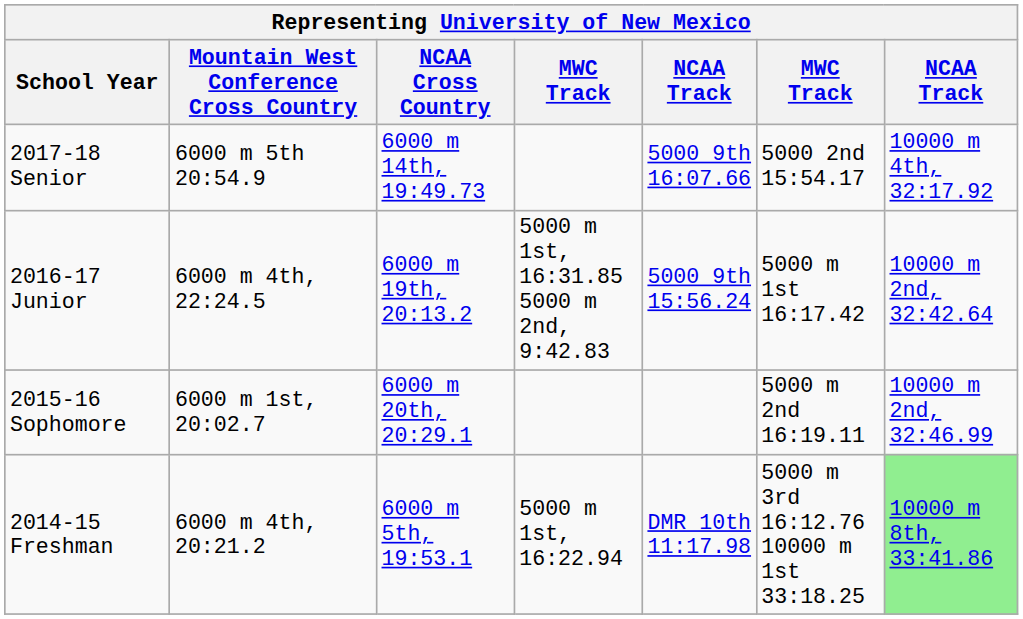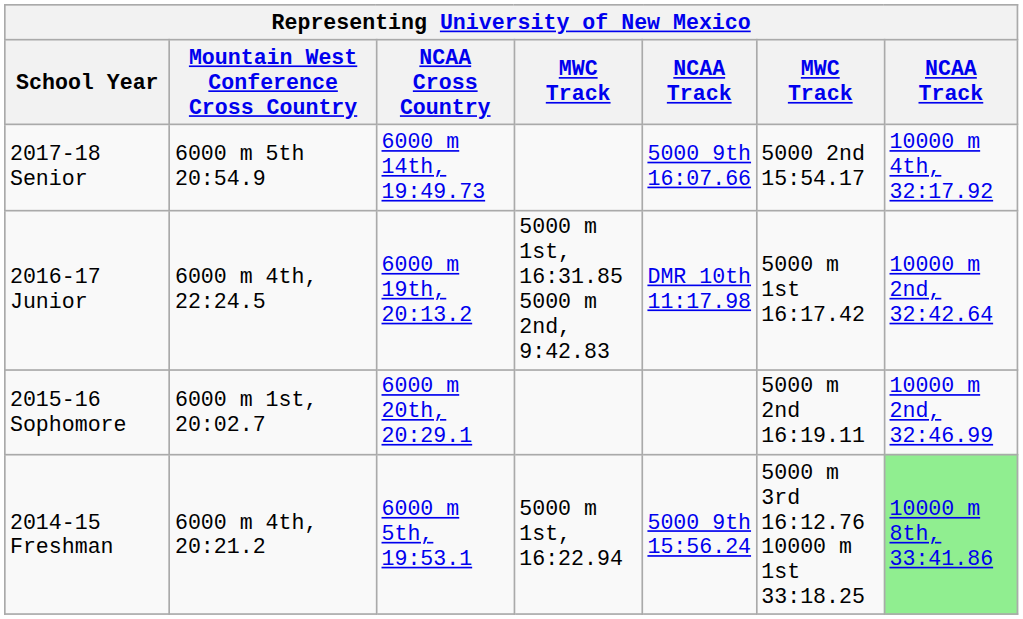(699, 290) 5000 9th 15:56.24 -> (699, 290) DMR 10th 11:17.98
(699, 534) DMR 10th 11:17.98 -> (699, 534) 5000 9th 15:56.24
